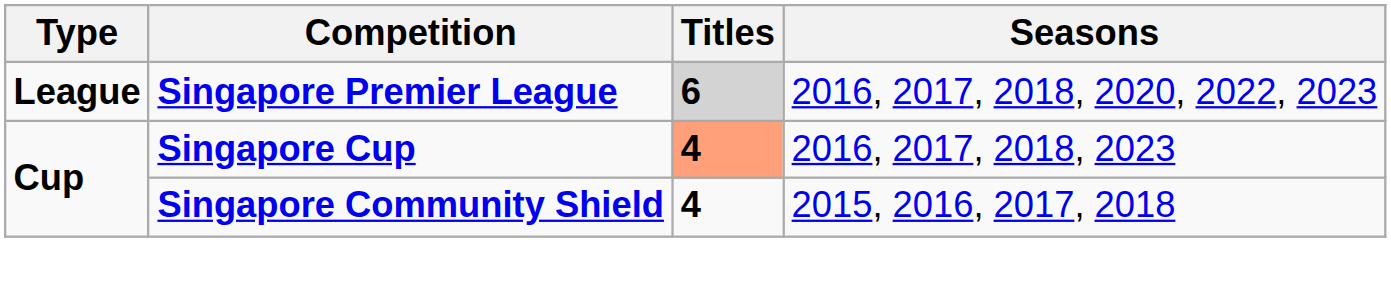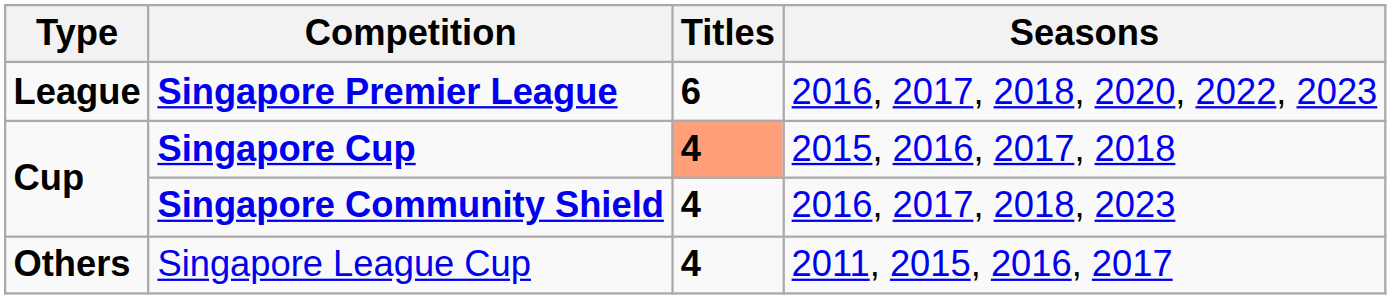(691, 90) lightgrey background -> (691, 90) no background
(983, 148) 2016, 2017, 2018, 2023 -> (983, 148) 2015, 2016, 2017, 2018
(983, 206) 2015, 2016, 2017, 2018 -> (983, 206) 2016, 2017, 2018, 2023
+ row: (344, 263)
